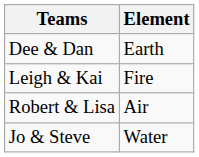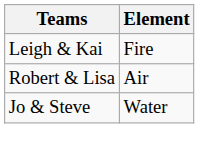- row: (51, 48)
